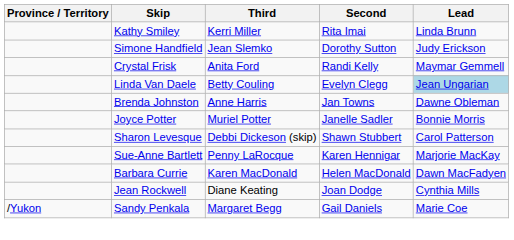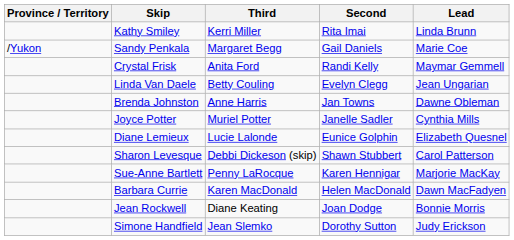rows swapped: (158, 48) <-> (152, 208)
(452, 84) lightblue background -> (452, 84) no background
(450, 119) Bonnie Morris -> (448, 119) Cynthia Mills
+ row: (151, 137)
(448, 191) Cynthia Mills -> (450, 208) Bonnie Morris
